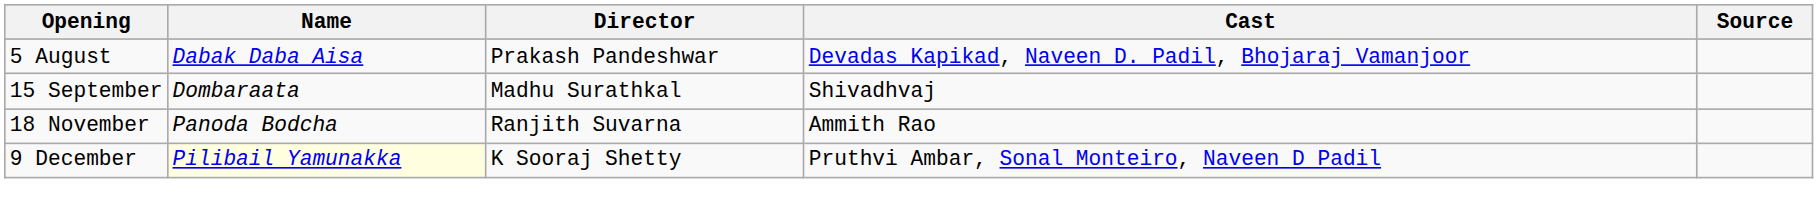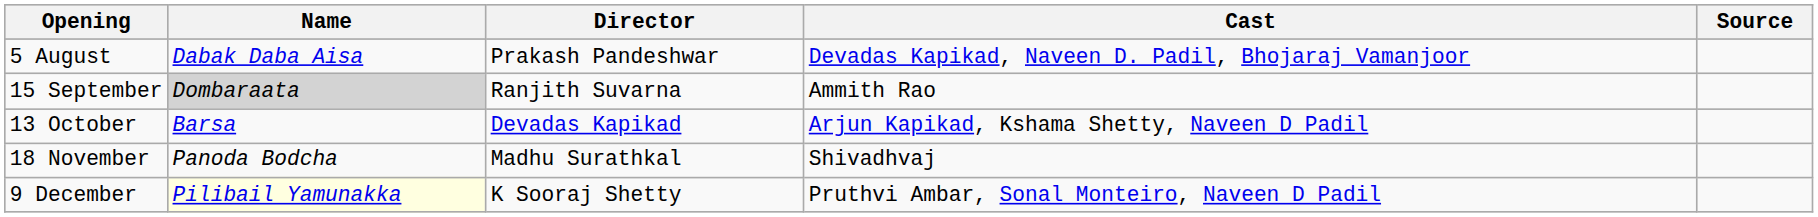(236, 91) no background -> (236, 91) lightgrey background
(586, 91) Madhu Surathkal -> (586, 91) Ranjith Suvarna
(872, 91) Shivadhvaj -> (872, 91) Ammith Rao
+ row: (73, 126)
(586, 126) Ranjith Suvarna -> (586, 160) Madhu Surathkal
(872, 126) Ammith Rao -> (872, 160) Shivadhvaj
